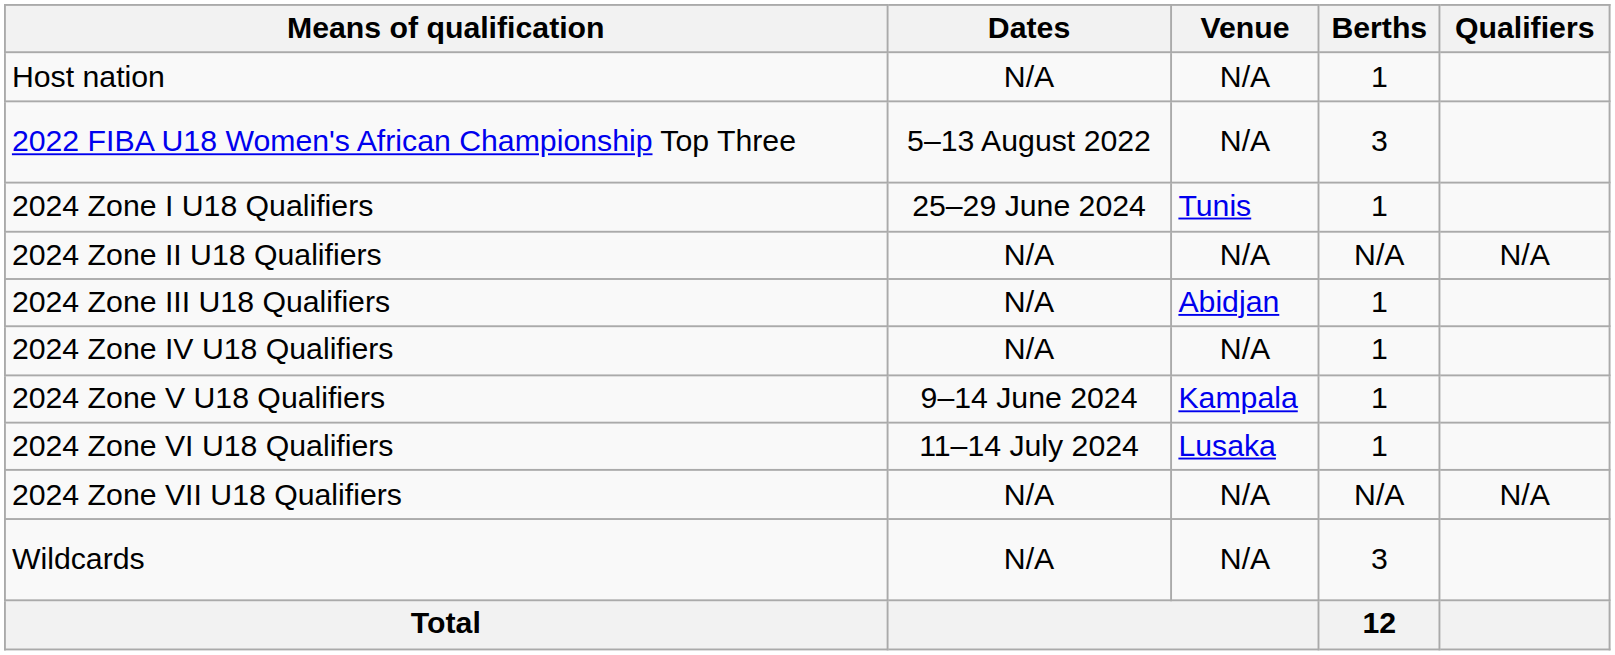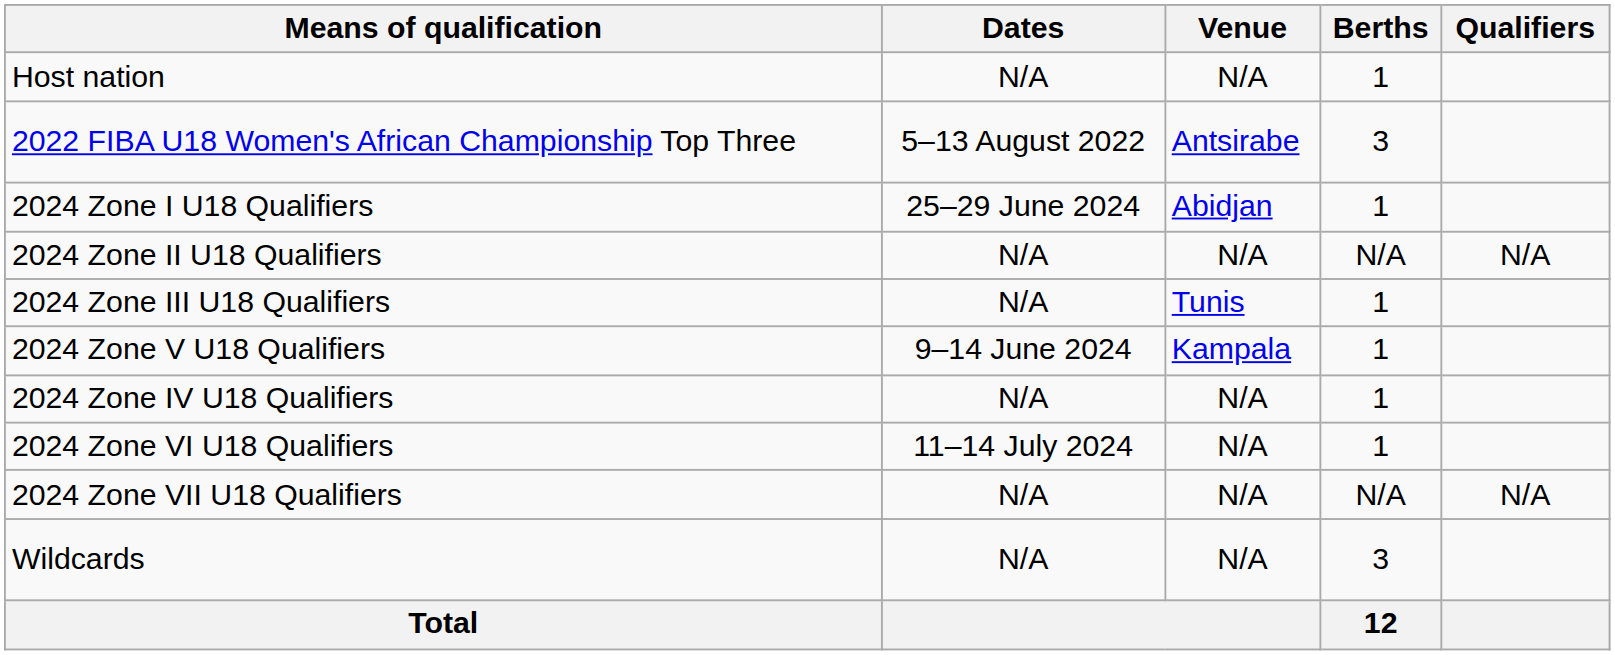(1245, 141) N/A -> (1236, 141) Antsirabe
(1215, 206) Tunis -> (1222, 206) Abidjan
(1229, 302) Abidjan -> (1208, 302) Tunis
rows swapped: (203, 350) <-> (199, 398)
(1227, 446) Lusaka -> (1243, 446) N/A
